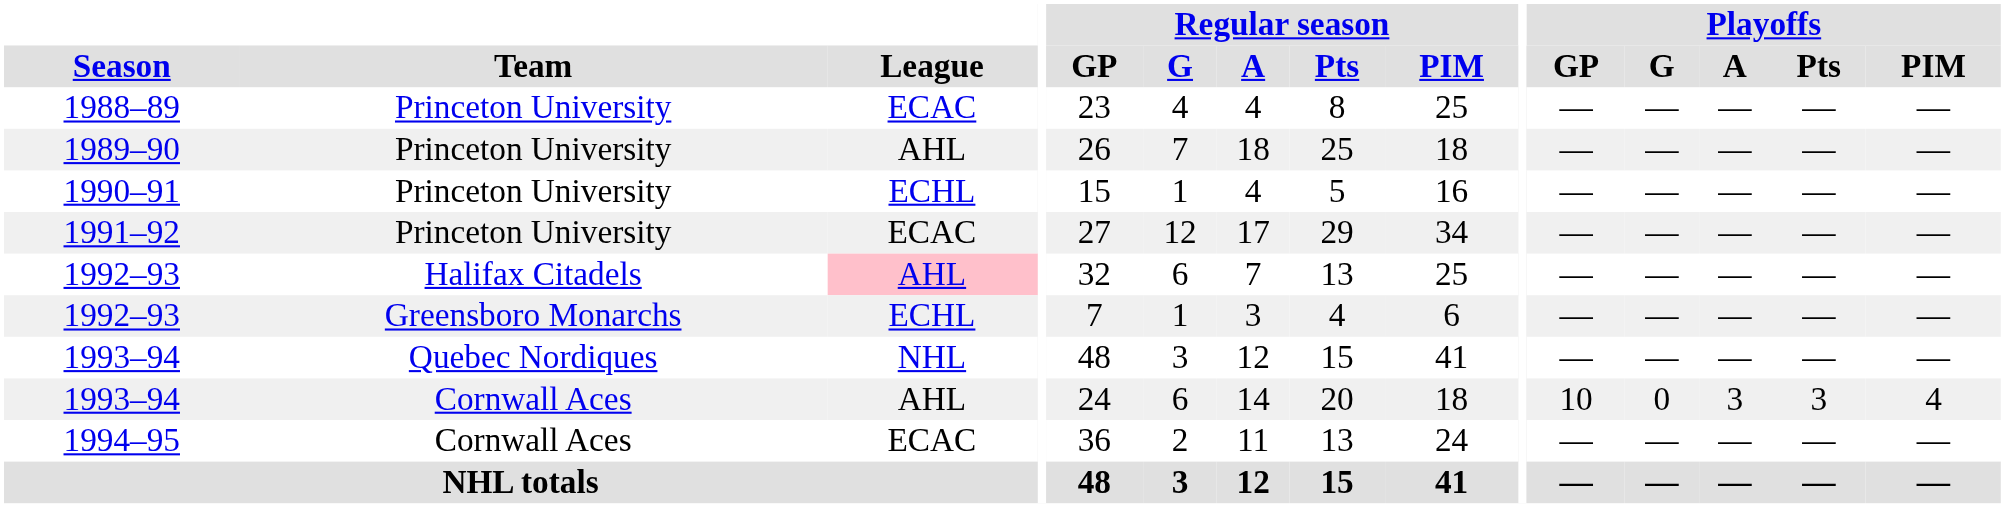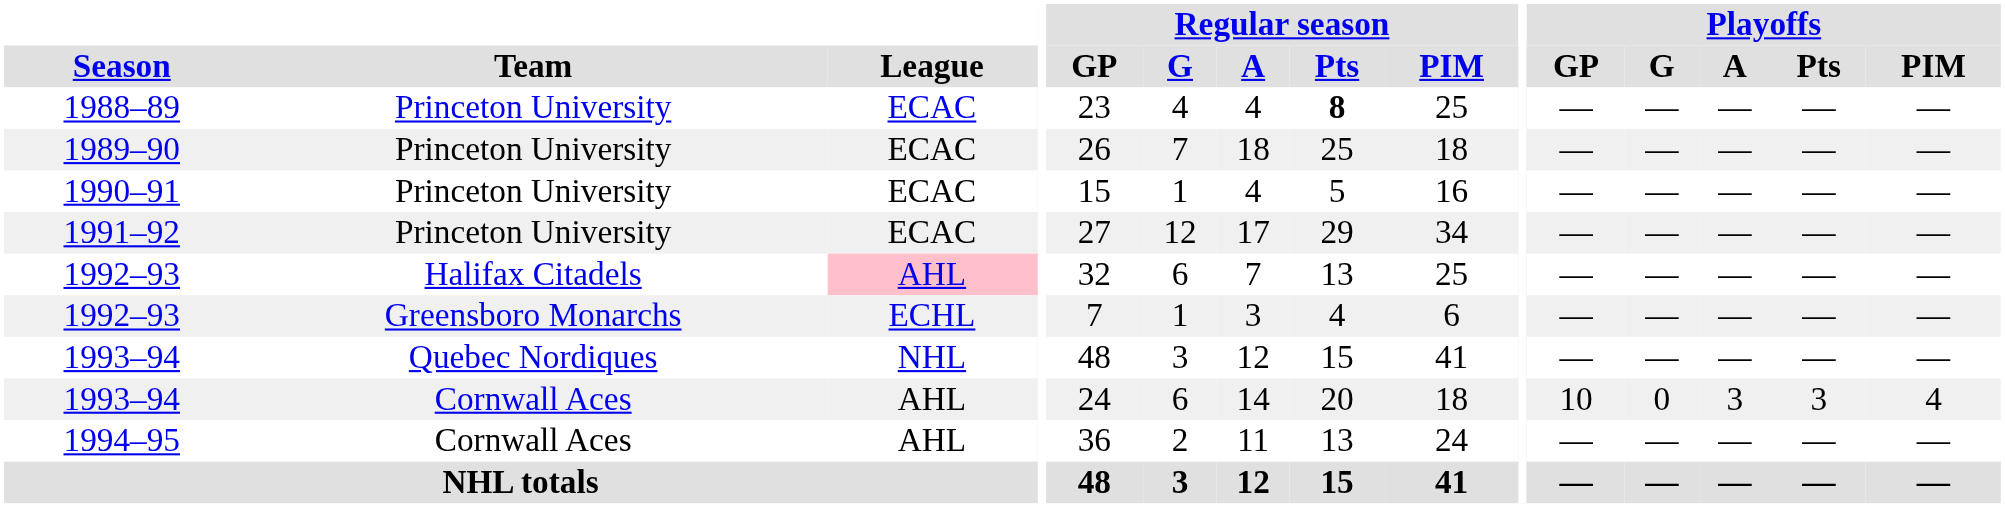(1337, 107) normal -> (1337, 107) bold
(932, 149) AHL -> (932, 149) ECAC
(932, 190) ECHL -> (932, 190) ECAC
(932, 440) ECAC -> (932, 440) AHL
